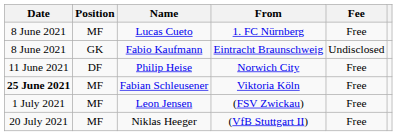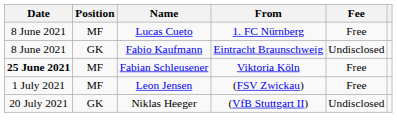- row: (164, 67)
(95, 121) MF -> (95, 103) GK
(356, 121) Free -> (356, 103) Undisclosed
